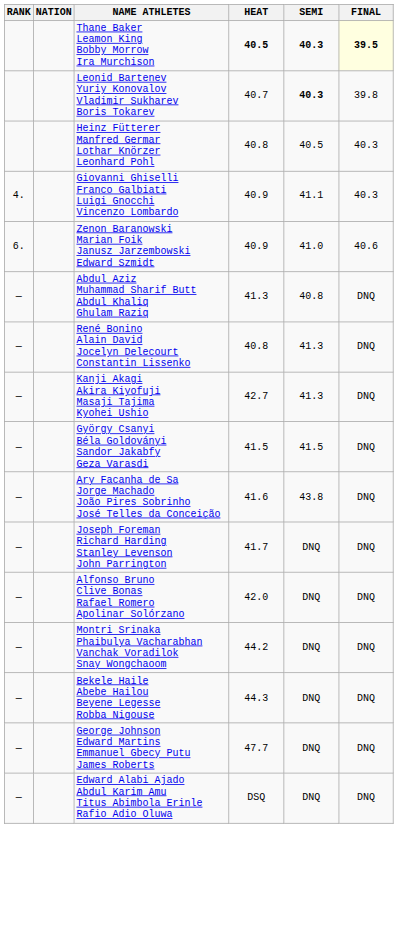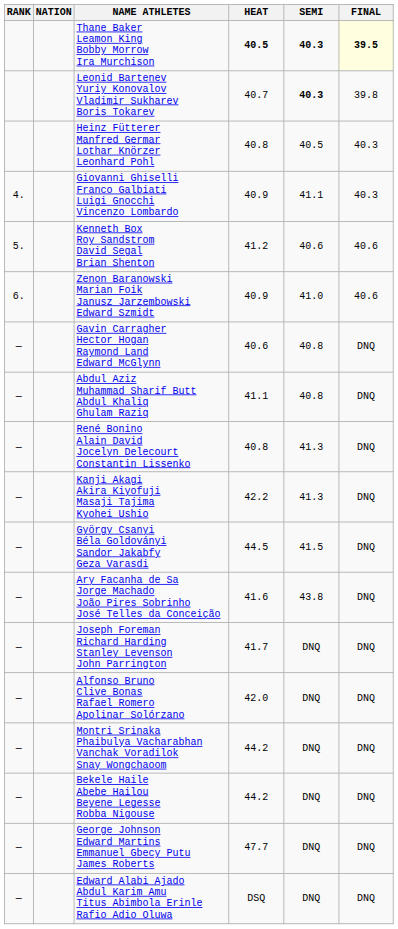+ row: (115, 247)
+ row: (121, 347)
(256, 297) 41.3 -> (256, 397) 41.1
(256, 397) 42.7 -> (256, 498) 42.2
(256, 447) 41.5 -> (256, 548) 44.5
(256, 698) 44.3 -> (256, 799) 44.2
